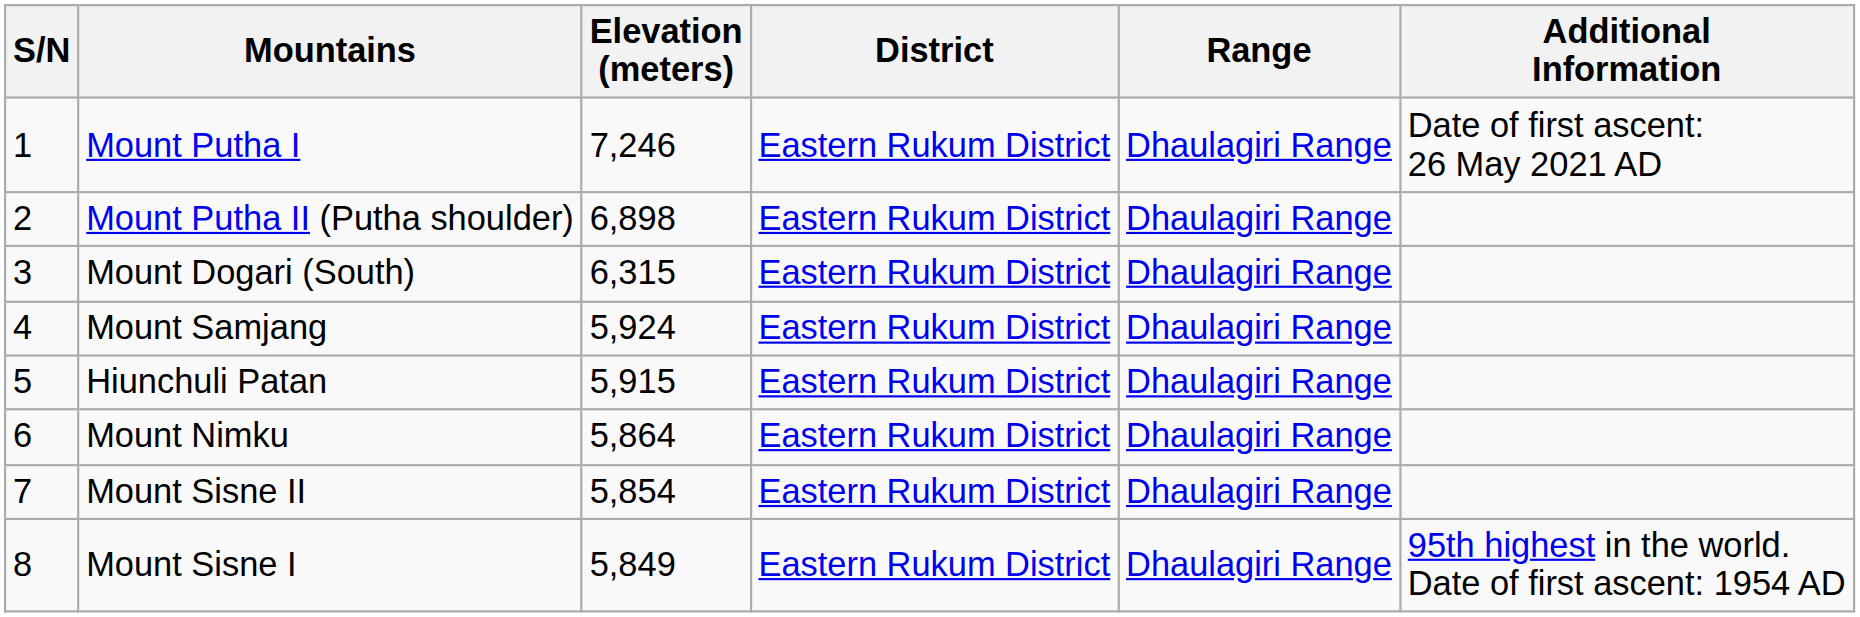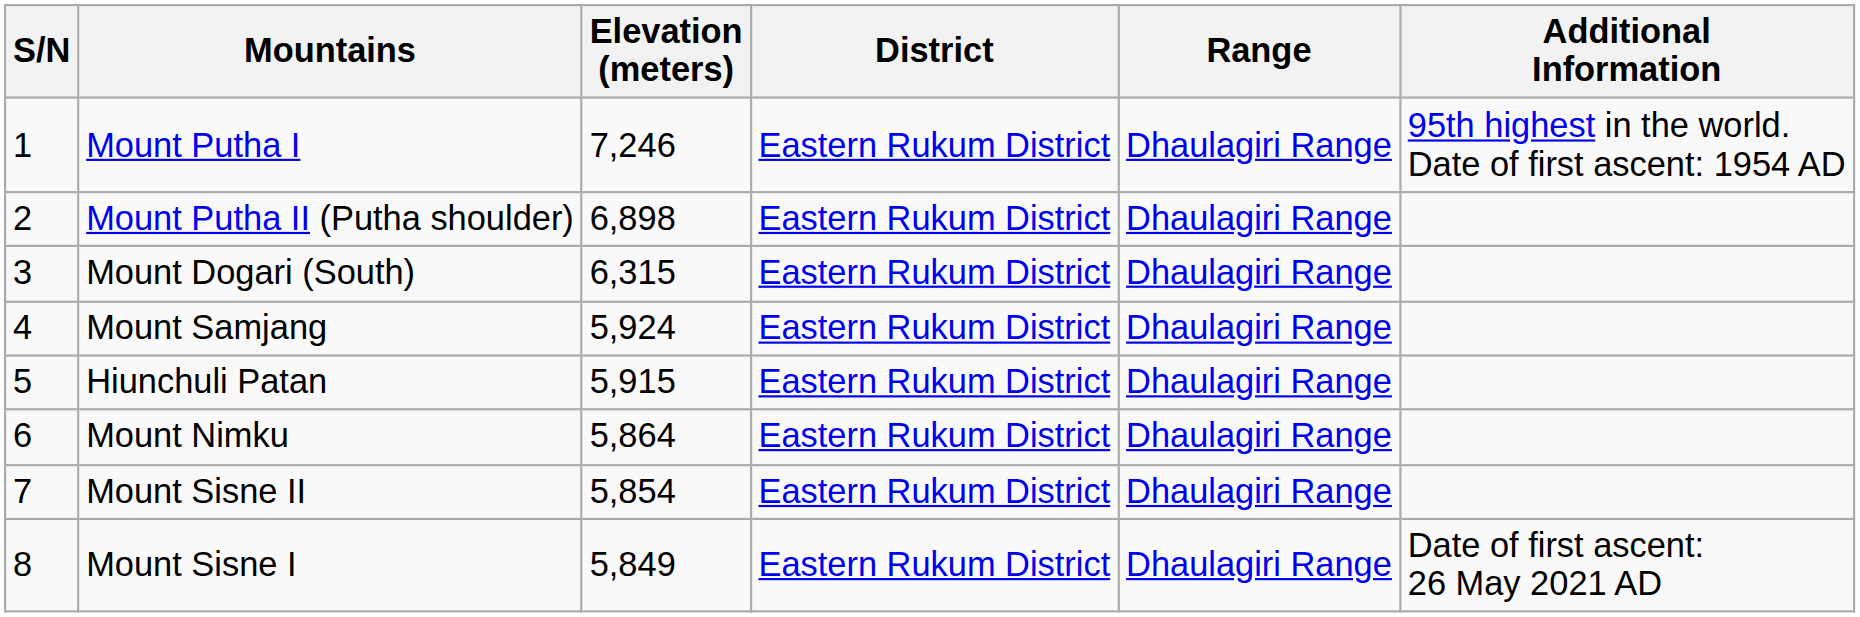(1556, 144) Date of first ascent: 26 May 2021 AD -> (1627, 144) 95th highest in the world. Date of first ascent: 1954 AD
(1627, 564) 95th highest in the world. Date of first ascent: 1954 AD -> (1556, 564) Date of first ascent: 26 May 2021 AD
